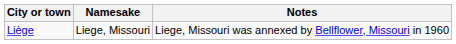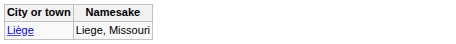- column: (302, 13)
